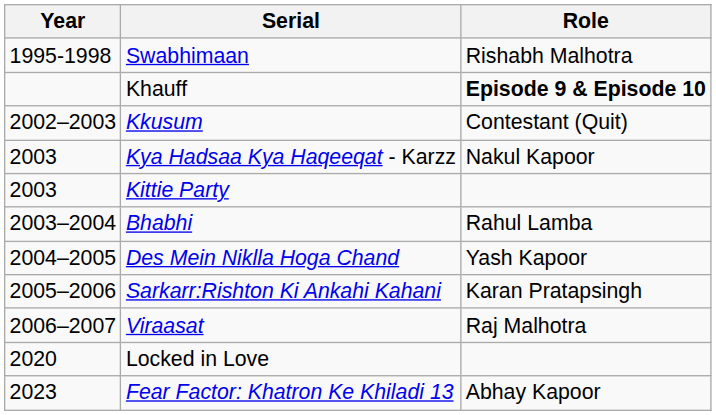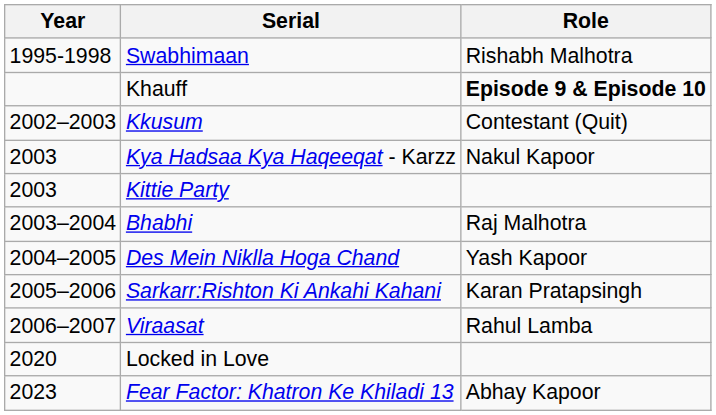(529, 223) Rahul Lamba -> (526, 223) Raj Malhotra
(526, 325) Raj Malhotra -> (529, 325) Rahul Lamba
